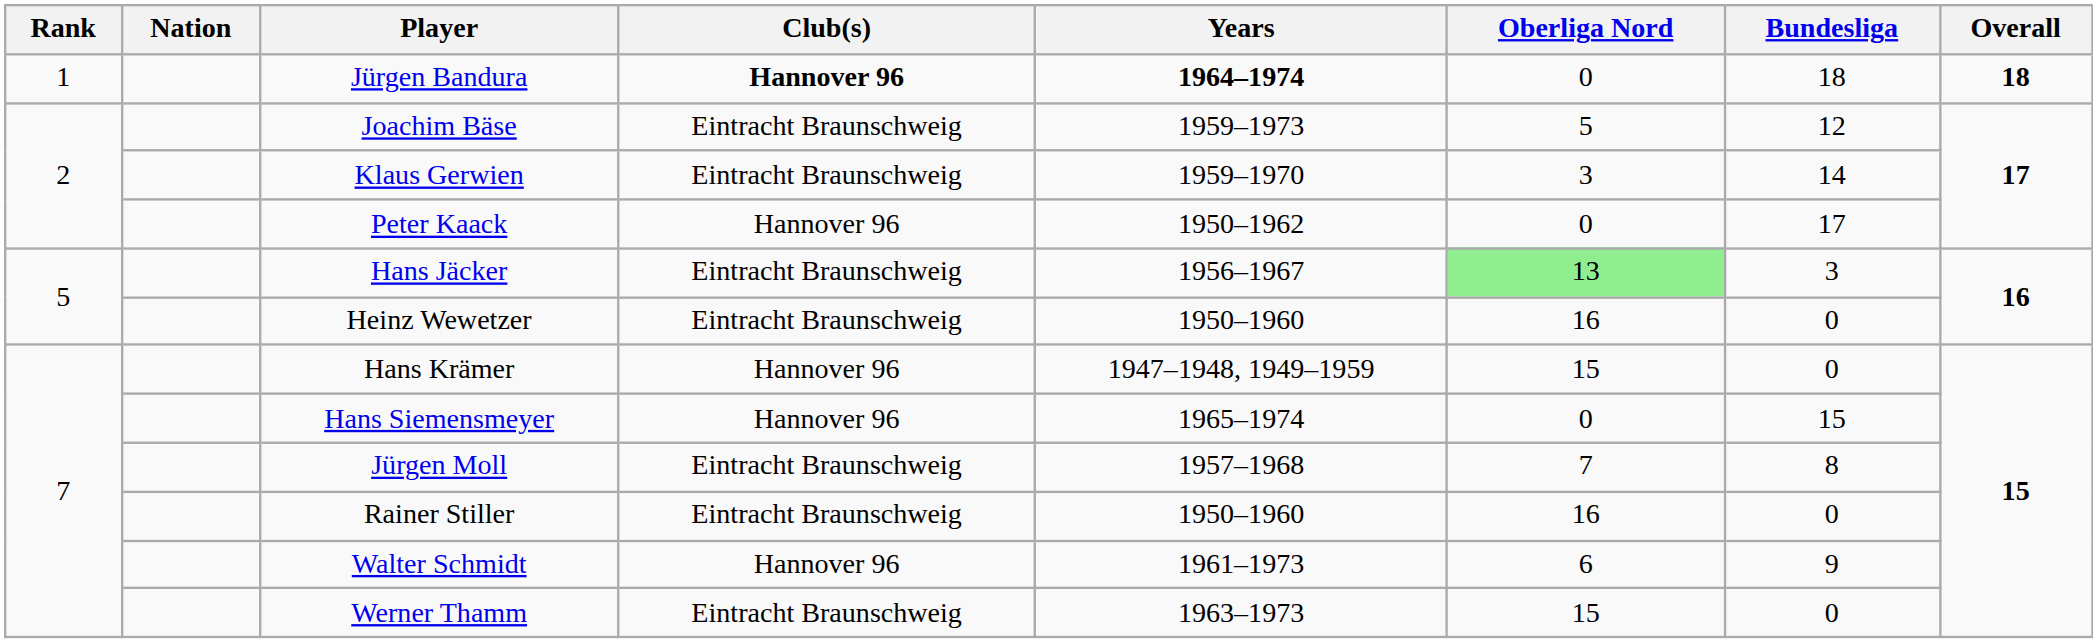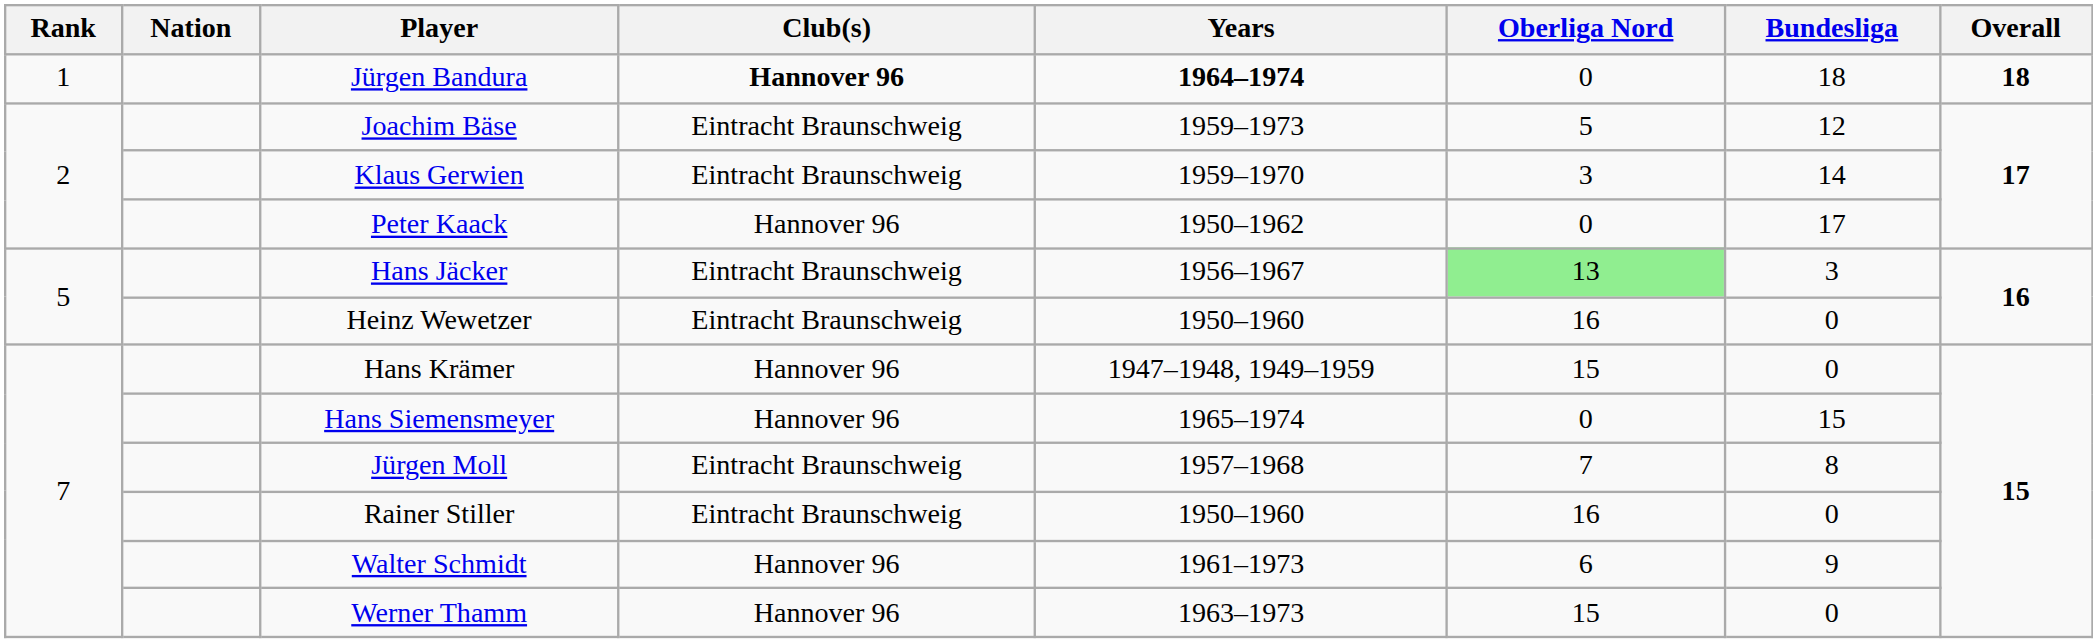(827, 612) Eintracht Braunschweig -> (827, 612) Hannover 96
